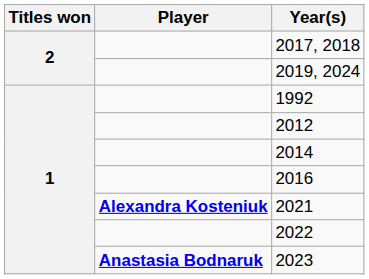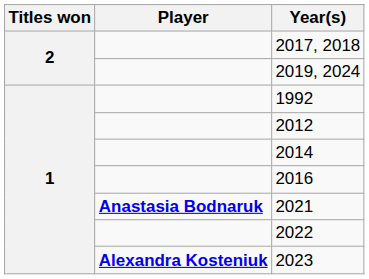(183, 206) Alexandra Kosteniuk -> (181, 206) Anastasia Bodnaruk
(181, 260) Anastasia Bodnaruk -> (183, 260) Alexandra Kosteniuk
